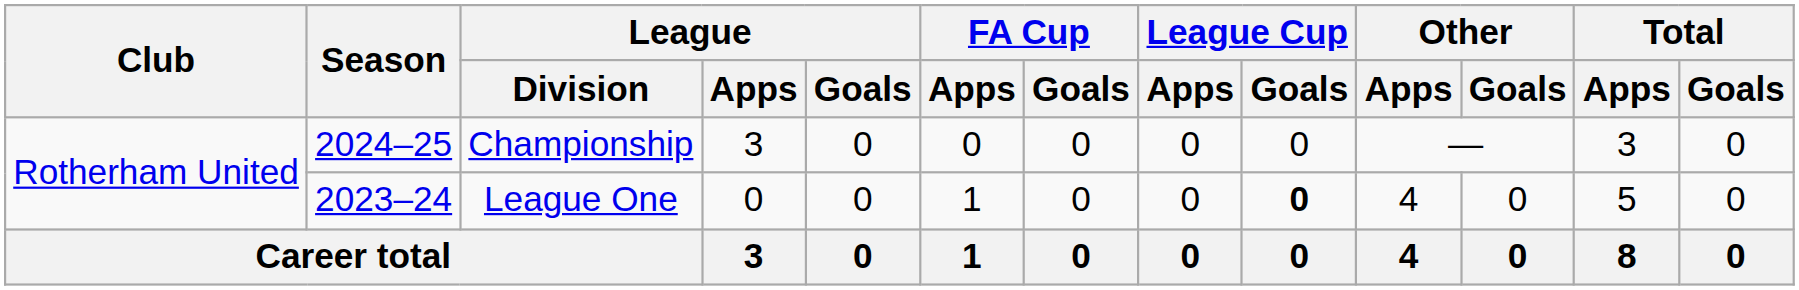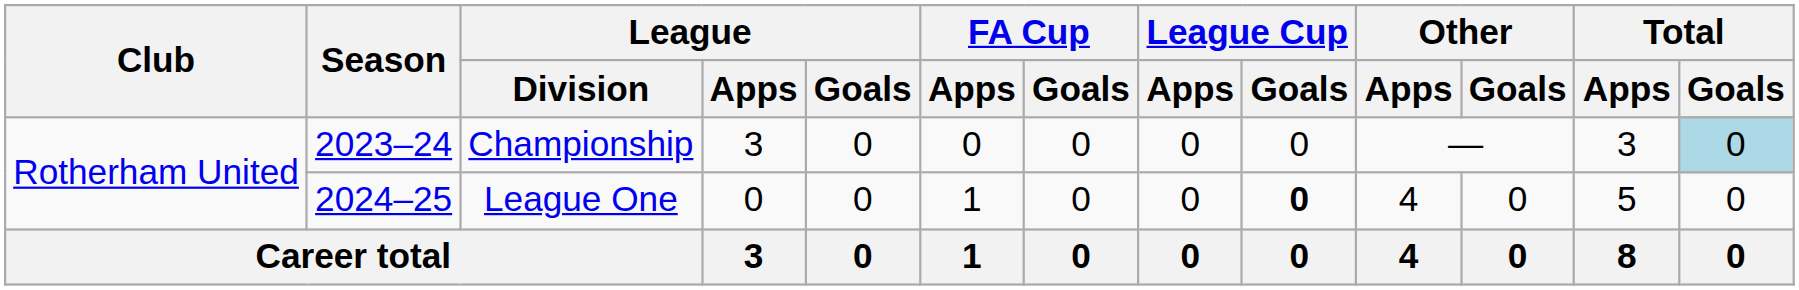(384, 144) 2024–25 -> (384, 144) 2023–24
(1736, 144) no background -> (1736, 144) lightblue background
(384, 199) 2023–24 -> (384, 199) 2024–25
